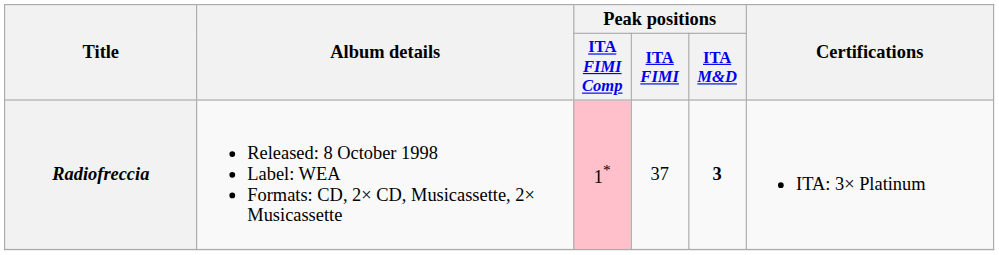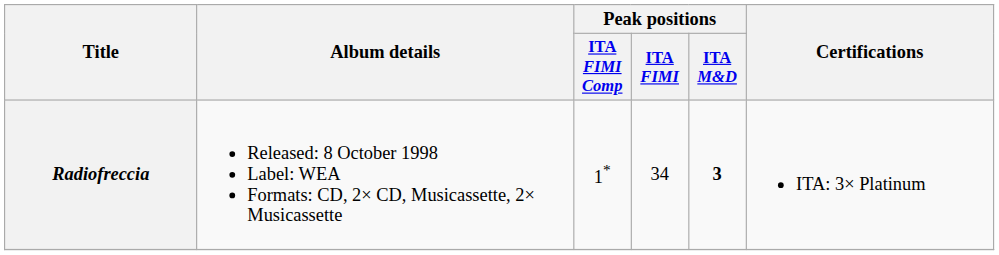(602, 174) pink background -> (602, 174) no background
(660, 174) 37 -> (660, 174) 34
